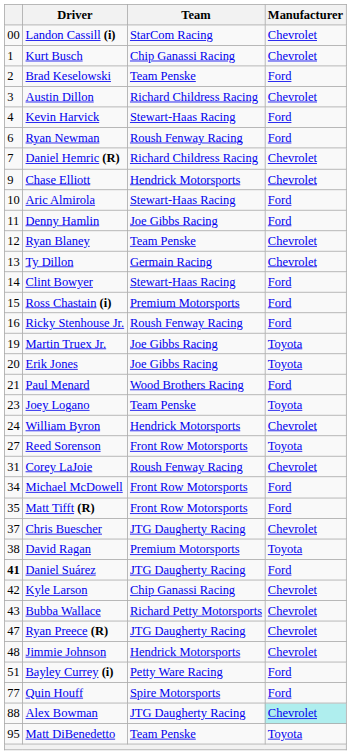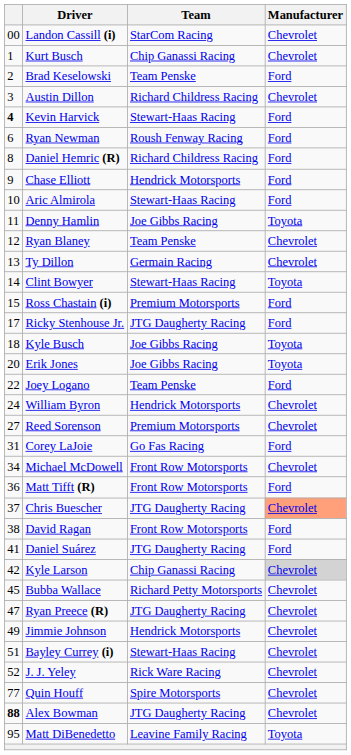(10, 117) normal -> (10, 117) bold
(10, 158) 7 -> (10, 158) 8
(292, 158) Chevrolet -> (280, 158) Ford
(292, 179) Chevrolet -> (280, 179) Ford
(280, 220) Ford -> (285, 220) Toyota
(280, 282) Ford -> (285, 282) Toyota
(14, 323) 16 -> (14, 323) 17
(186, 323) Roush Fenway Racing -> (188, 323) JTG Daugherty Racing
+ row: (55, 343)
- row: (66, 343)
- row: (58, 384)
(14, 405) 23 -> (14, 384) 22
(285, 405) Toyota -> (280, 384) Ford
(189, 446) Front Row Motorsports -> (185, 425) Premium Motorsports
(285, 446) Toyota -> (292, 425) Chevrolet
(186, 467) Roush Fenway Racing -> (167, 446) Go Fas Racing
(292, 467) Chevrolet -> (280, 446) Ford
(280, 487) Ford -> (292, 467) Chevrolet
(14, 508) 35 -> (14, 487) 36
(292, 528) no background -> (292, 508) lightsalmon background
(185, 549) Premium Motorsports -> (189, 528) Front Row Motorsports
(285, 549) Toyota -> (280, 528) Ford
(14, 569) bold -> (14, 549) normal
(292, 590) no background -> (292, 569) lightgrey background
(14, 610) 43 -> (14, 590) 45
(14, 652) 48 -> (14, 631) 49
(176, 672) Petty Ware Racing -> (183, 652) Stewart-Haas Racing
(280, 672) Ford -> (292, 652) Chevrolet
+ row: (51, 672)
(280, 693) Ford -> (292, 693) Chevrolet
(14, 713) normal -> (14, 713) bold
(292, 713) paleturquoise background -> (292, 713) no background
(163, 734) Team Penske -> (188, 734) Leavine Family Racing
